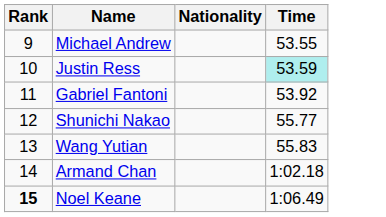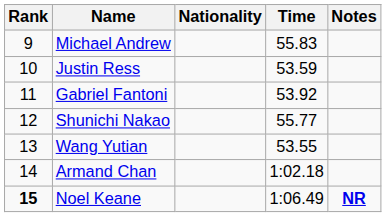+ column: (354, 17)
(297, 43) 53.55 -> (297, 43) 55.83
(297, 69) paleturquoise background -> (297, 69) no background
(297, 146) 55.83 -> (297, 146) 53.55
